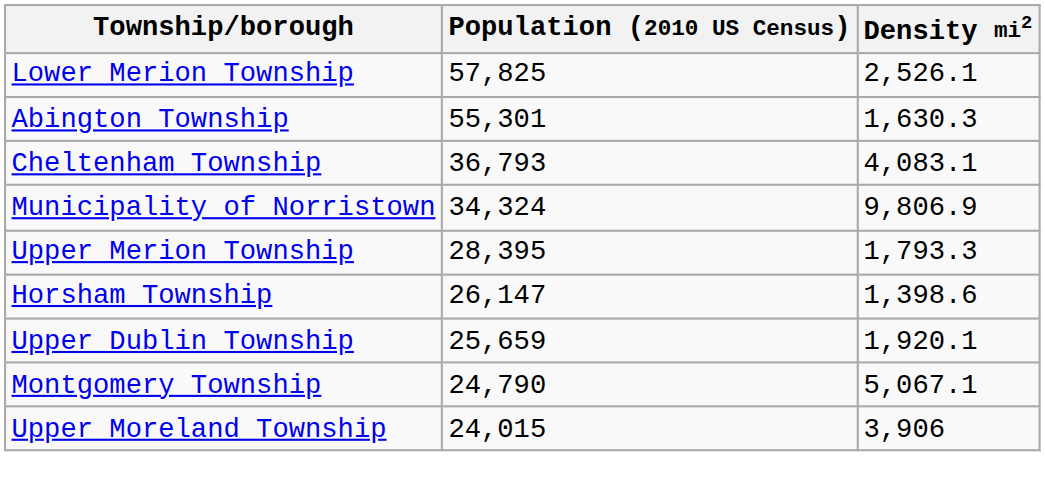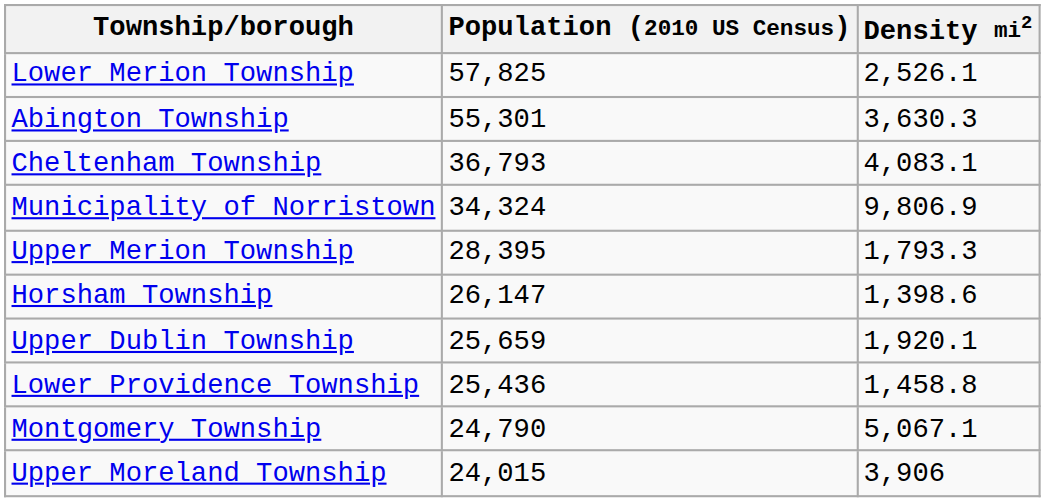(921, 119) 1,630.3 -> (921, 119) 3,630.3
+ row: (215, 385)
